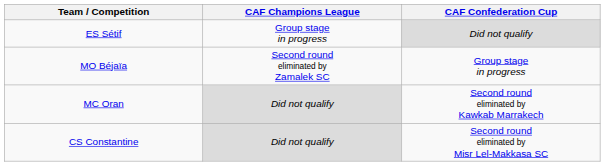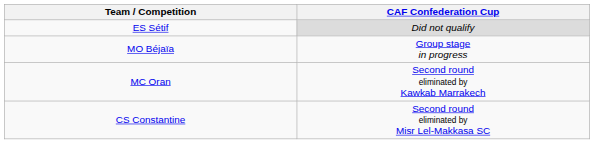- column: (302, 12)
